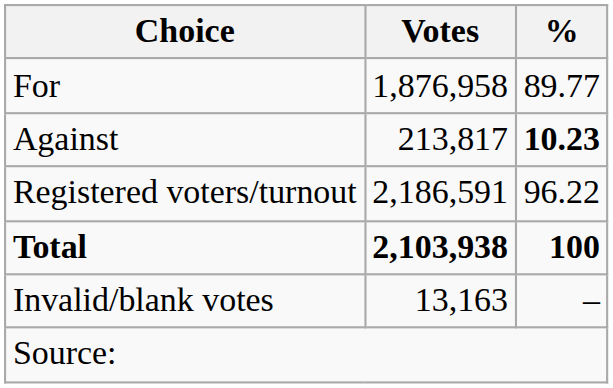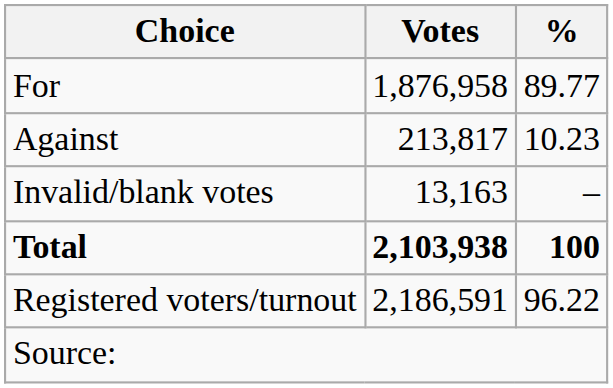(562, 138) bold -> (562, 138) normal
rows swapped: (143, 300) <-> (185, 192)
